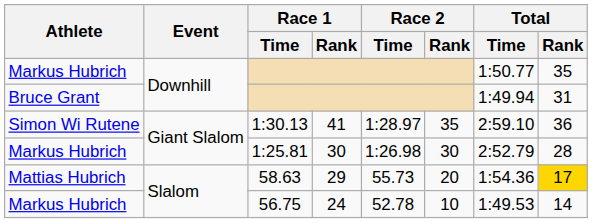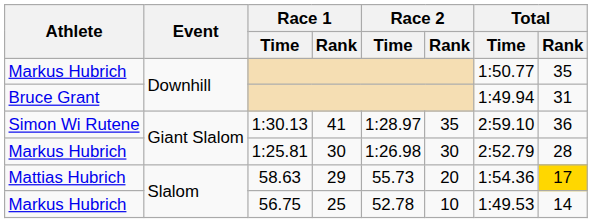(336, 205) 24 -> (336, 205) 25
